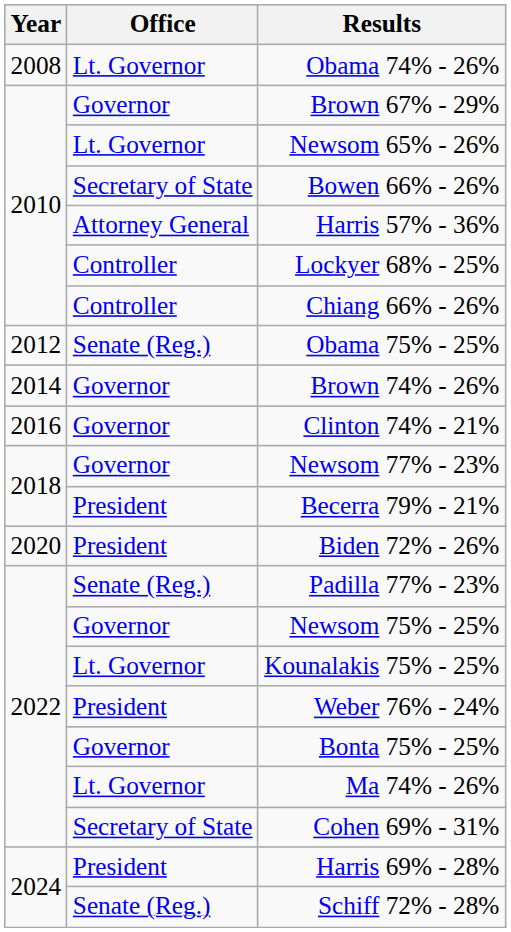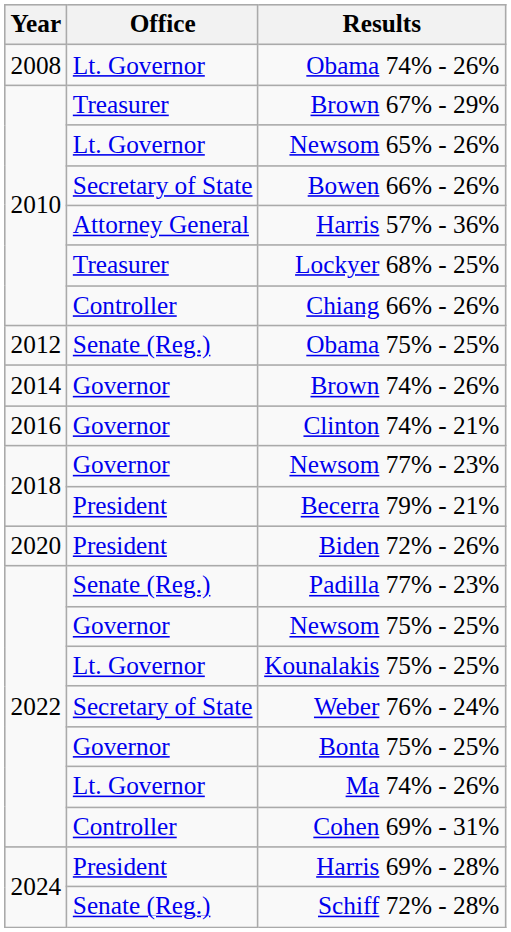(121, 104) Governor -> (121, 104) Treasurer
(125, 265) Controller -> (121, 265) Treasurer
(120, 706) President -> (163, 706) Secretary of State
(163, 826) Secretary of State -> (125, 826) Controller
